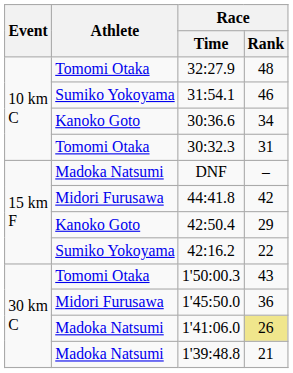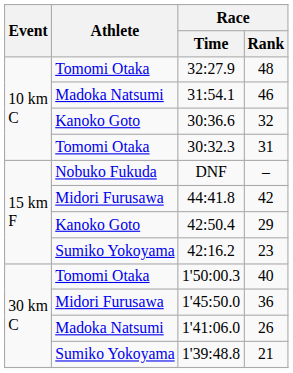(115, 95) Sumiko Yokoyama -> (109, 95) Madoka Natsumi
(266, 121) 34 -> (266, 121) 32
(109, 173) Madoka Natsumi -> (106, 173) Nobuko Fukuda
(266, 250) 22 -> (266, 250) 23
(266, 276) 43 -> (266, 276) 40
(266, 328) khaki background -> (266, 328) no background
(109, 354) Madoka Natsumi -> (115, 354) Sumiko Yokoyama
